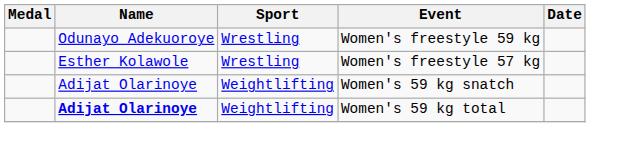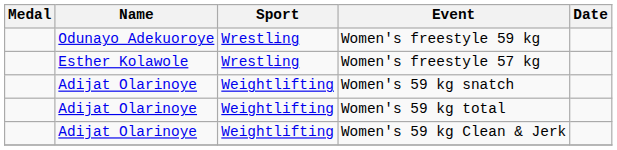(128, 110) bold -> (128, 110) normal
+ row: (454, 133)
